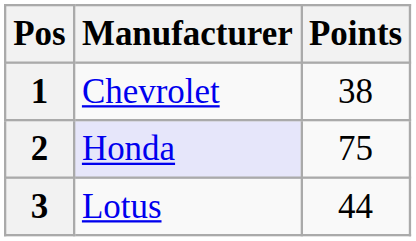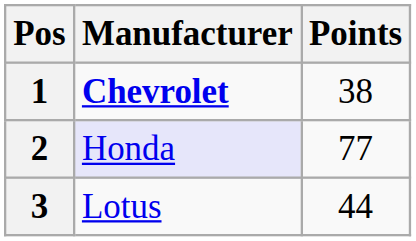(151, 91) normal -> (155, 91) bold
(356, 148) 75 -> (356, 148) 77
